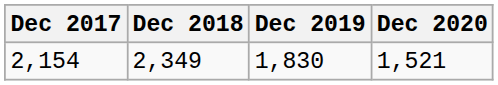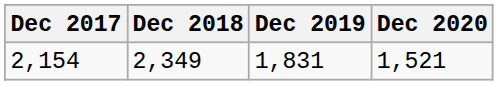(289, 61) 1,830 -> (289, 61) 1,831
